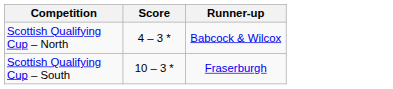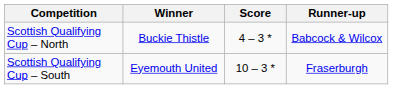+ column: (174, 13)
